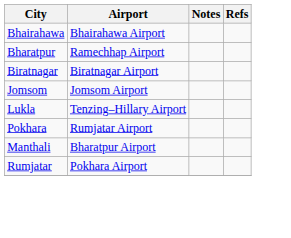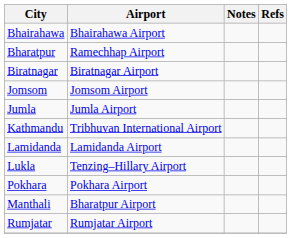+ row: (21, 109)
+ row: (35, 128)
+ row: (34, 147)
(111, 128) Rumjatar Airport -> (108, 185) Pokhara Airport
(108, 166) Pokhara Airport -> (111, 223) Rumjatar Airport
